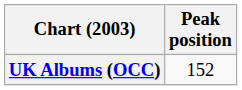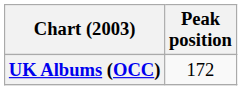(200, 69) 152 -> (200, 69) 172
